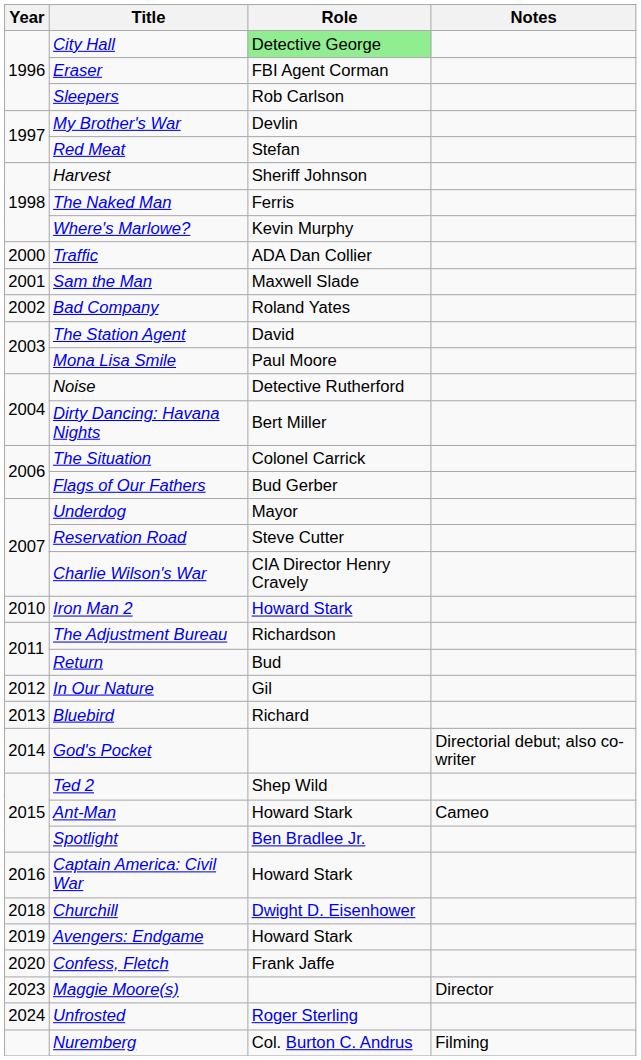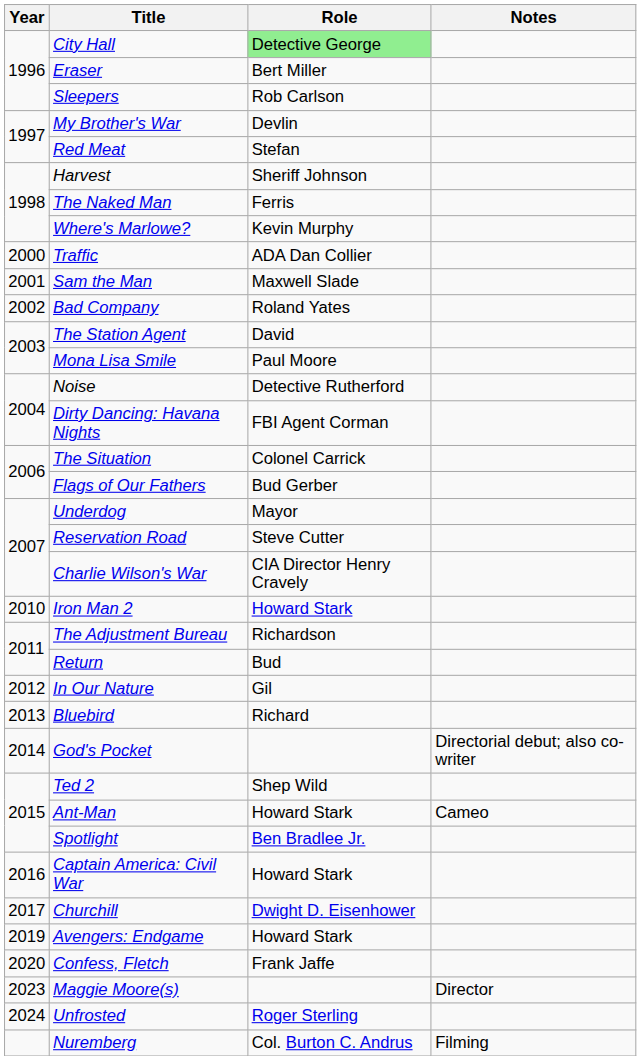(320, 70) FBI Agent Corman -> (289, 70) Bert Miller
(289, 422) Bert Miller -> (320, 422) FBI Agent Corman
(27, 910) 2018 -> (27, 910) 2017
